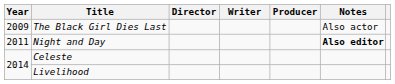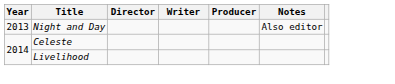- row: (100, 27)
(18, 42) 2011 -> (18, 27) 2013
(353, 42) bold -> (292, 27) normal
